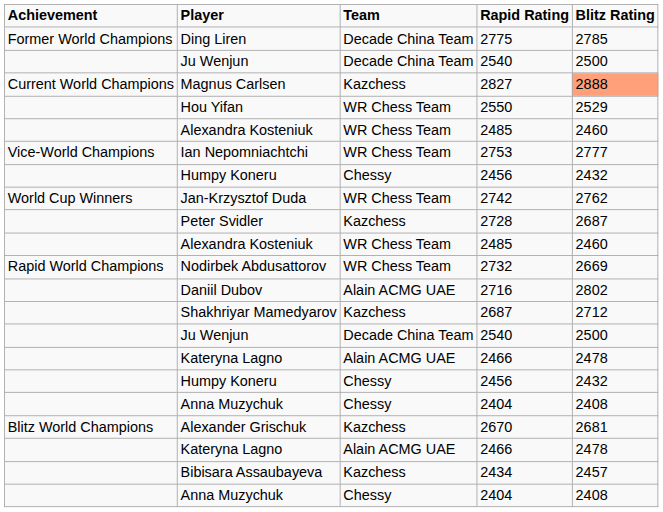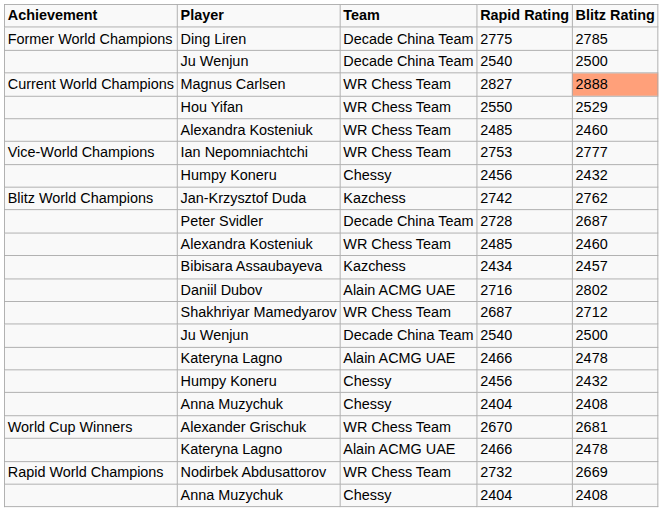(375, 84) Kazchess -> (397, 84) WR Chess Team
(70, 198) World Cup Winners -> (80, 198) Blitz World Champions
(397, 198) WR Chess Team -> (375, 198) Kazchess
(375, 221) Kazchess -> (408, 221) Decade China Team
rows swapped: (253, 267) <-> (251, 472)
(375, 312) Kazchess -> (397, 312) WR Chess Team
(80, 426) Blitz World Champions -> (70, 426) World Cup Winners
(375, 426) Kazchess -> (397, 426) WR Chess Team
